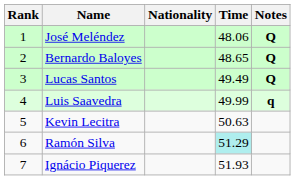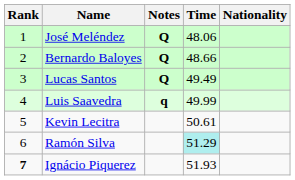columns swapped: (180, 15) <-> (271, 15)
(233, 57) 48.65 -> (201, 57) 48.66
(233, 121) 50.63 -> (201, 121) 50.61
(23, 164) normal -> (23, 164) bold
